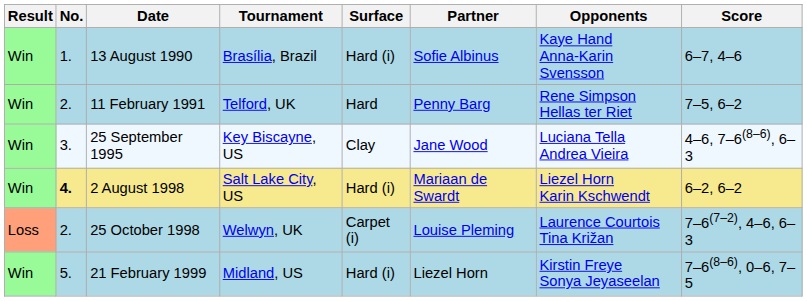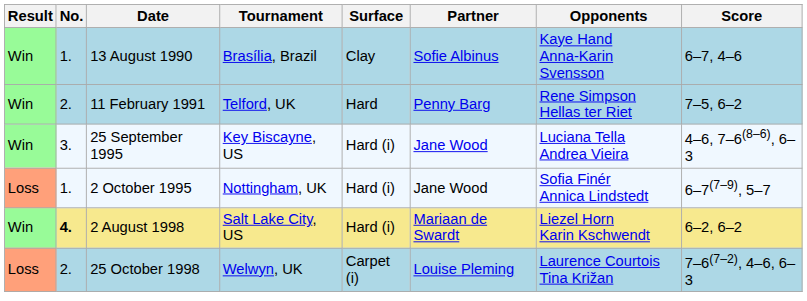(370, 56) Hard (i) -> (361, 56) Clay
(361, 146) Clay -> (370, 146) Hard (i)
+ row: (141, 188)
- row: (148, 273)
